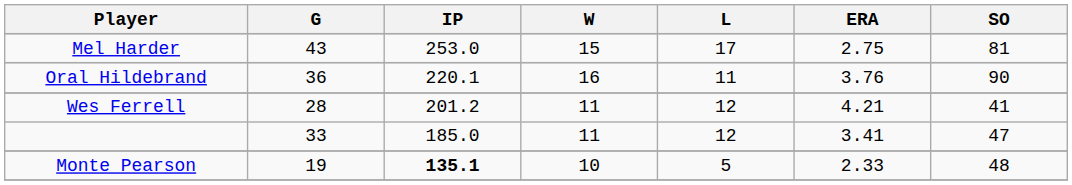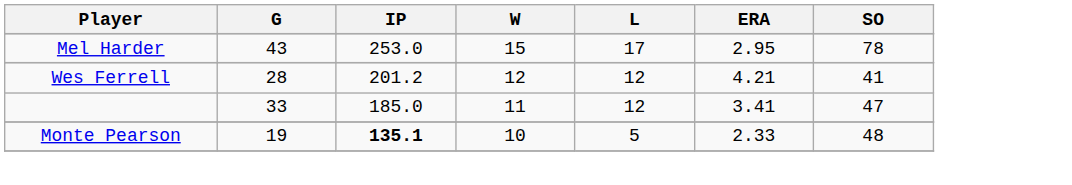(862, 49) 2.75 -> (754, 49) 2.95
(999, 49) 81 -> (873, 49) 78
- row: (126, 78)
(589, 107) 11 -> (515, 78) 12
